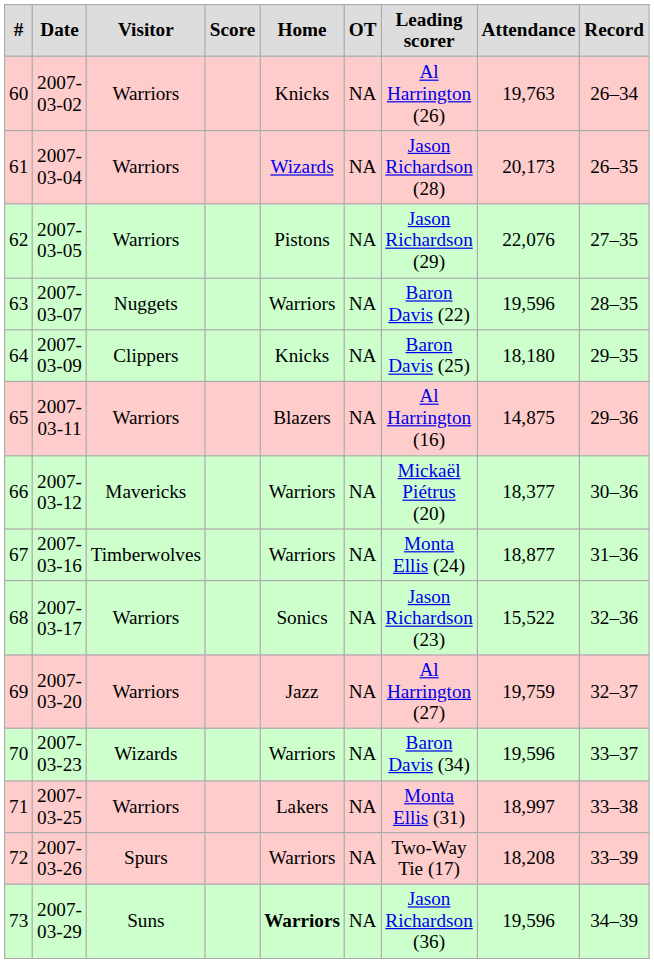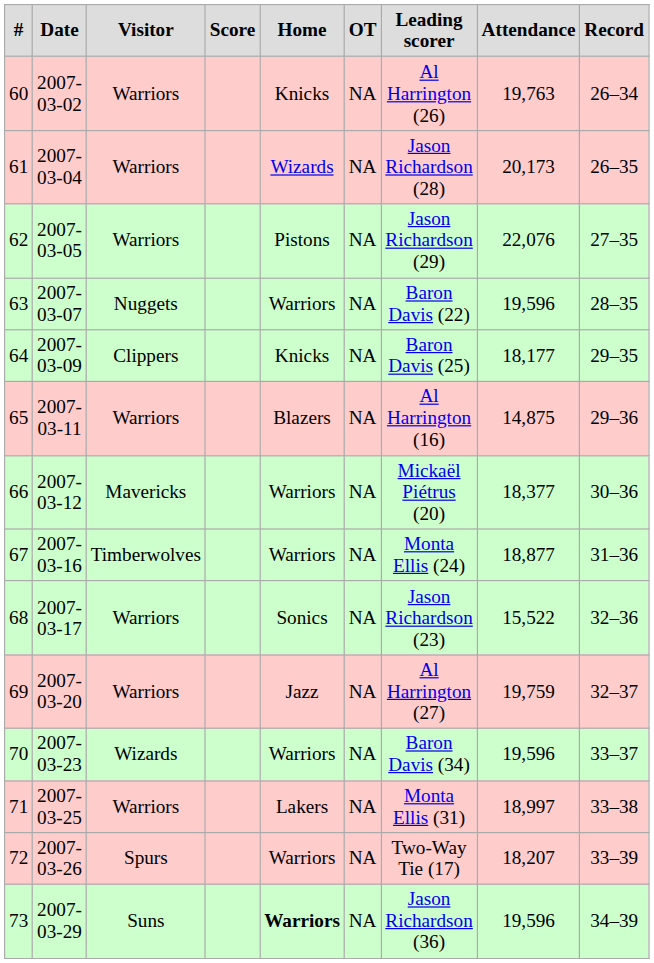(529, 355) 18,180 -> (529, 355) 18,177
(529, 858) 18,208 -> (529, 858) 18,207
